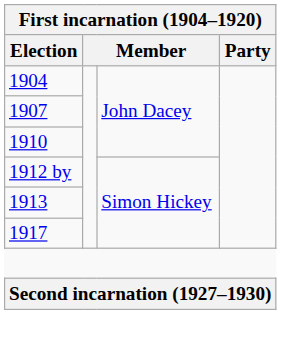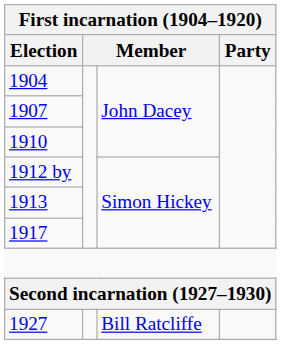+ row: (28, 324)
